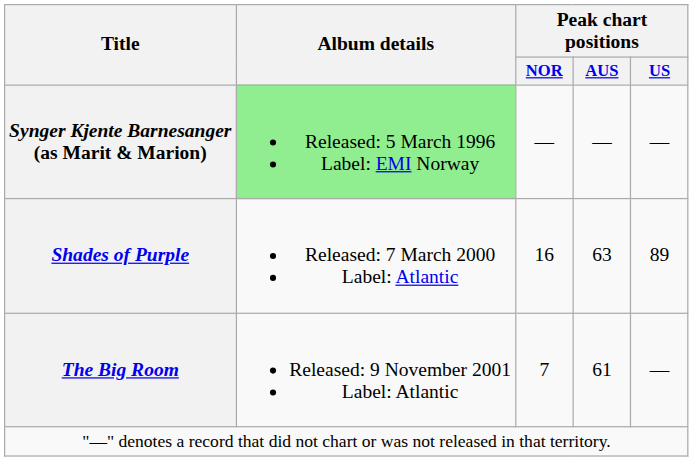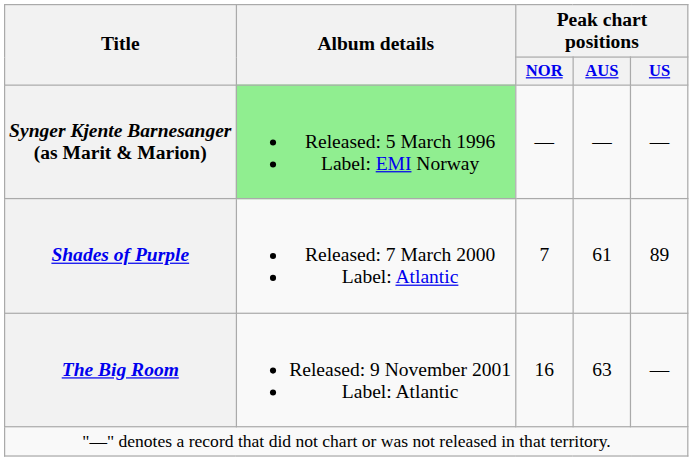(544, 255) 16 -> (544, 255) 7
(602, 255) 63 -> (602, 255) 61
(544, 369) 7 -> (544, 369) 16
(602, 369) 61 -> (602, 369) 63
